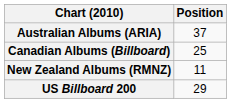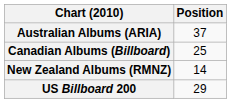(200, 70) 11 -> (200, 70) 14
